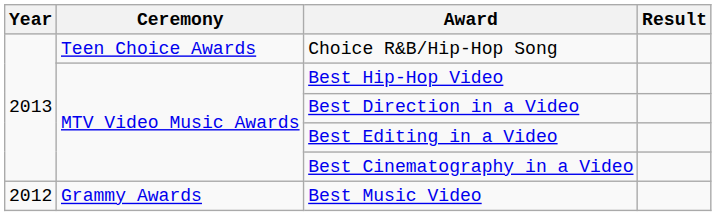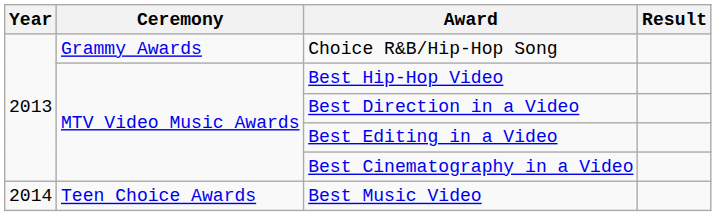(159, 49) Teen Choice Awards -> (131, 49) Grammy Awards
(31, 196) 2012 -> (31, 196) 2014
(131, 196) Grammy Awards -> (159, 196) Teen Choice Awards
